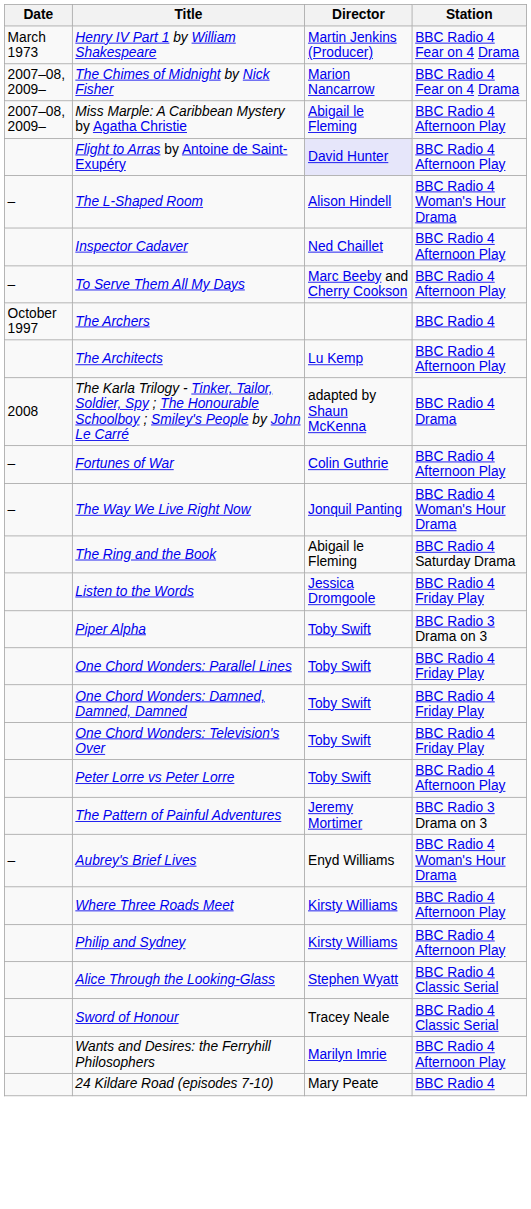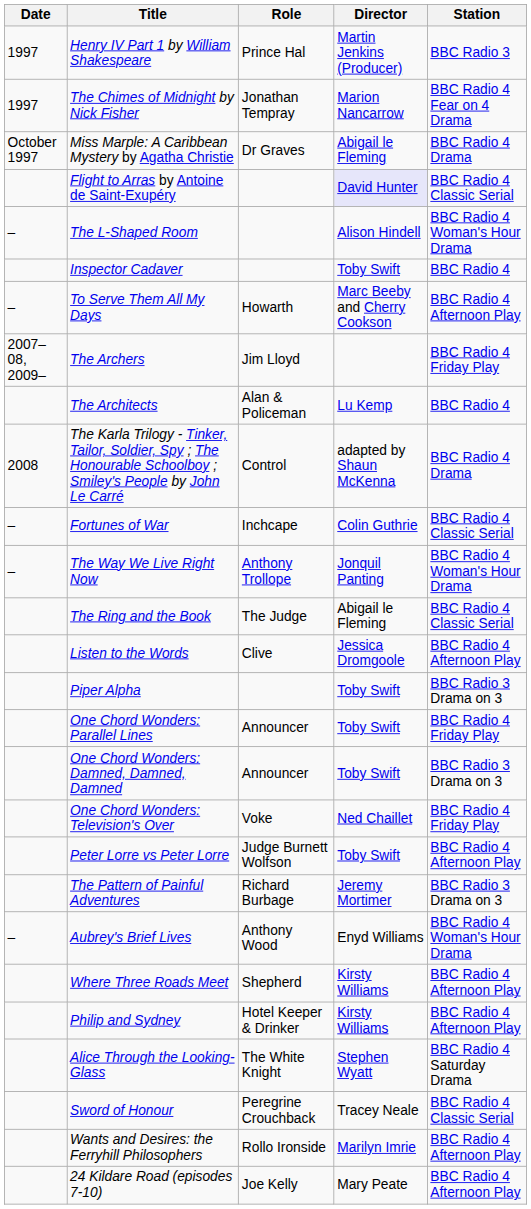+ column: (286, 15)
(27, 44) March 1973 -> (23, 52) 1997
(467, 44) BBC Radio 4 Fear on 4 Drama -> (470, 52) BBC Radio 3
(36, 82) 2007–08, 2009– -> (23, 105) 1997
(36, 119) 2007–08, 2009– -> (32, 150) October 1997
(460, 119) BBC Radio 4 Afternoon Play -> (470, 150) BBC Radio 4 Drama
(460, 156) BBC Radio 4 Afternoon Play -> (472, 187) BBC Radio 4 Classic Serial
(345, 246) Ned Chaillet -> (369, 270) Toby Swift
(460, 246) BBC Radio 4 Afternoon Play -> (470, 270) BBC Radio 4
(32, 321) October 1997 -> (27, 360) 2007–08, 2009–
(455, 321) BBC Radio 4 -> (470, 360) BBC Radio 4 Friday Play
(460, 358) BBC Radio 4 Afternoon Play -> (470, 405) BBC Radio 4
(460, 464) BBC Radio 4 Afternoon Play -> (472, 526) BBC Radio 4 Classic Serial
(465, 554) BBC Radio 4 Saturday Drama -> (472, 616) BBC Radio 4 Classic Serial
(455, 591) BBC Radio 4 Friday Play -> (475, 653) BBC Radio 4 Afternoon Play
(455, 703) BBC Radio 4 Friday Play -> (470, 773) BBC Radio 3 Drama on 3
(339, 741) Toby Swift -> (375, 818) Ned Chaillet
(457, 980) BBC Radio 4 Classic Serial -> (470, 1065) BBC Radio 4 Saturday Drama
(455, 1084) BBC Radio 4 -> (475, 1185) BBC Radio 4 Afternoon Play
